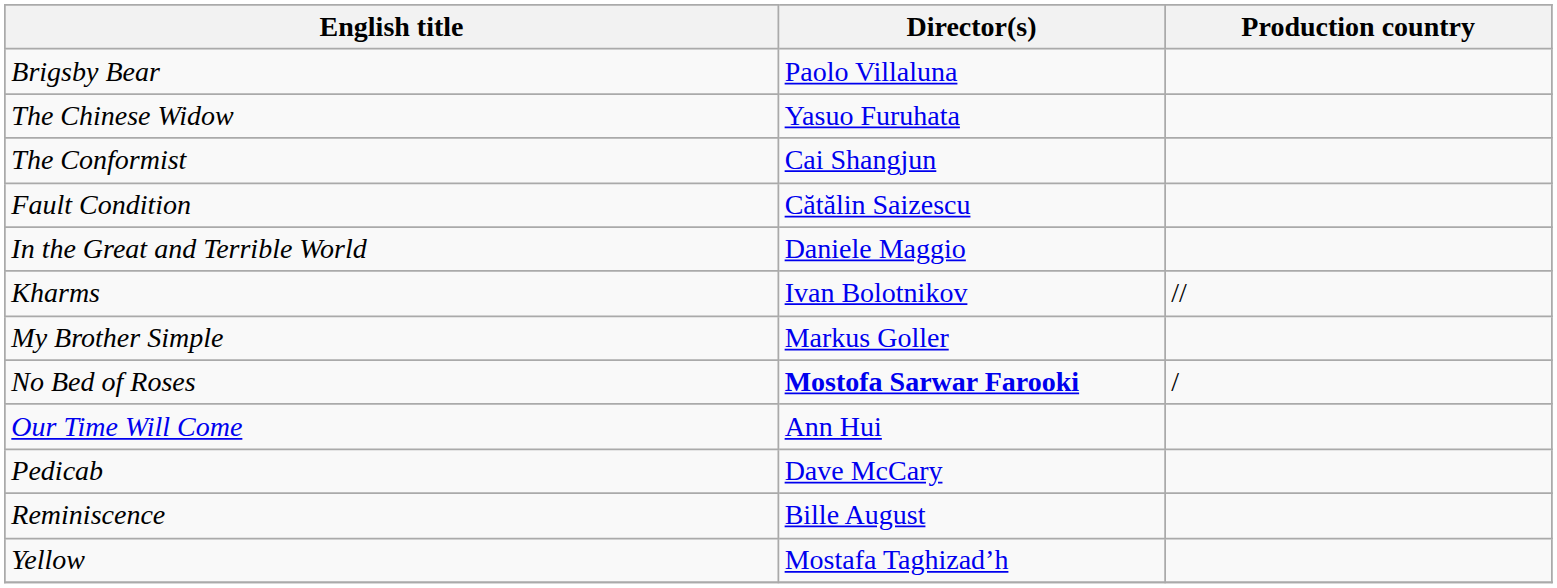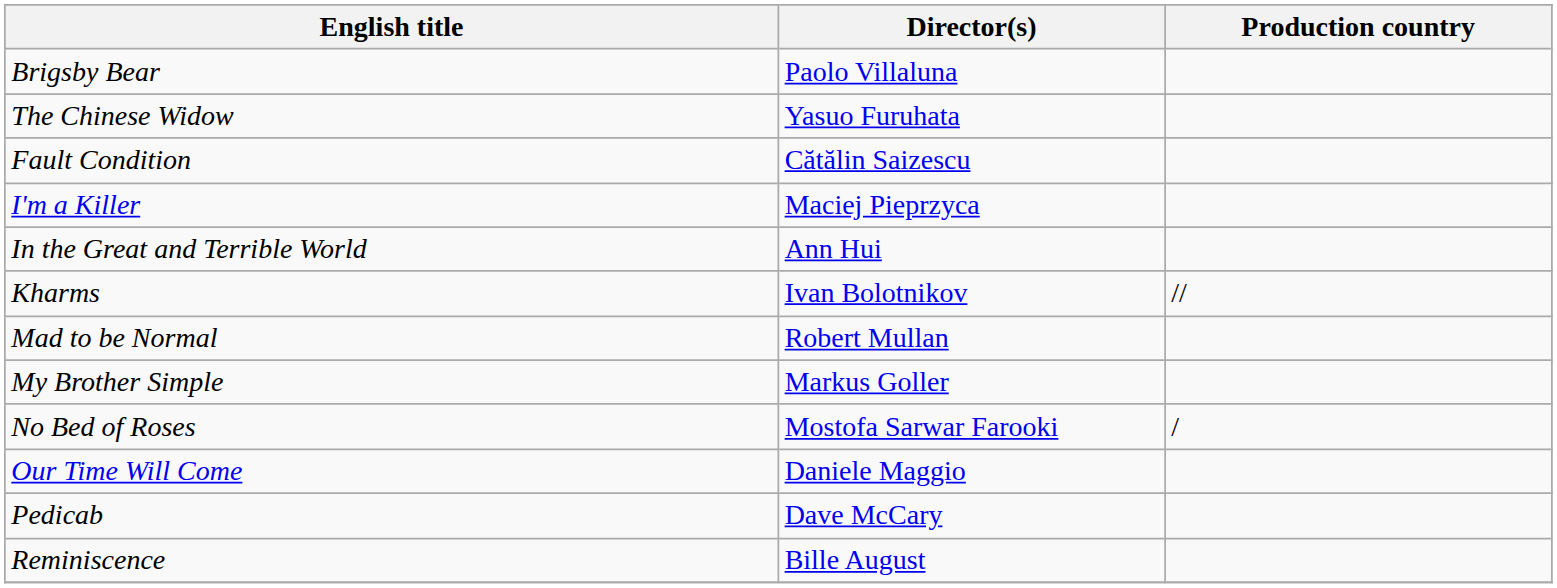- row: (99, 159)
+ row: (76, 204)
(875, 248) Daniele Maggio -> (833, 248) Ann Hui
+ row: (114, 337)
(932, 381) bold -> (922, 426) normal
(833, 426) Ann Hui -> (875, 470) Daniele Maggio
- row: (48, 559)
